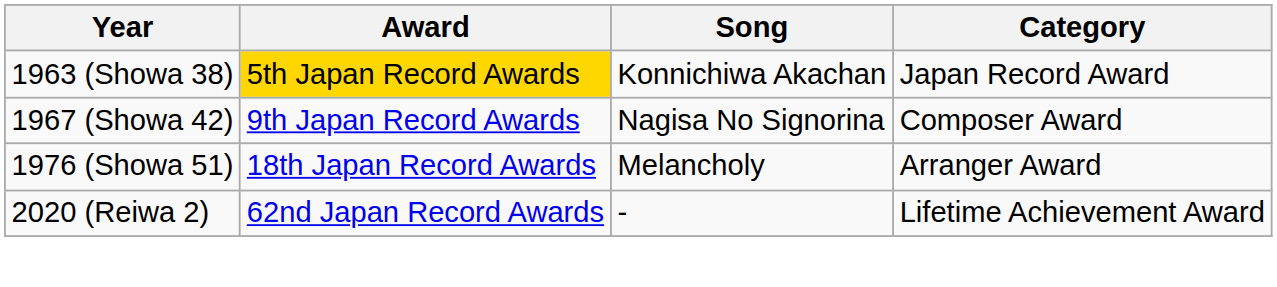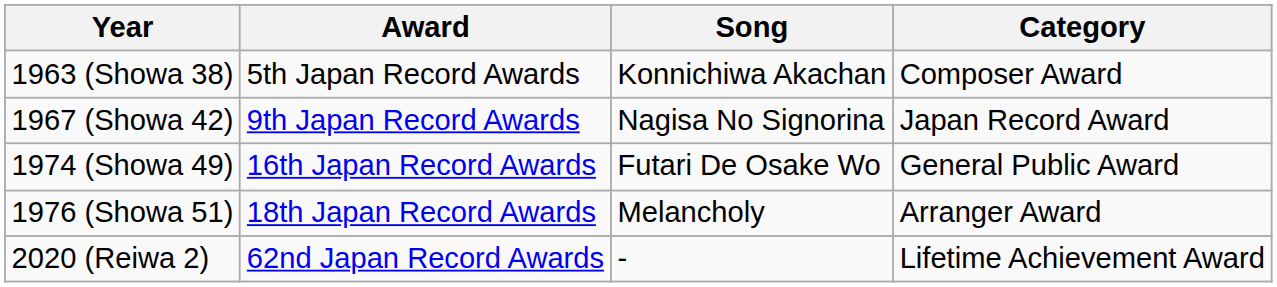(413, 73) gold background -> (413, 73) no background
(1035, 73) Japan Record Award -> (1011, 73) Composer Award
(1011, 119) Composer Award -> (1035, 119) Japan Record Award
+ row: (123, 166)
